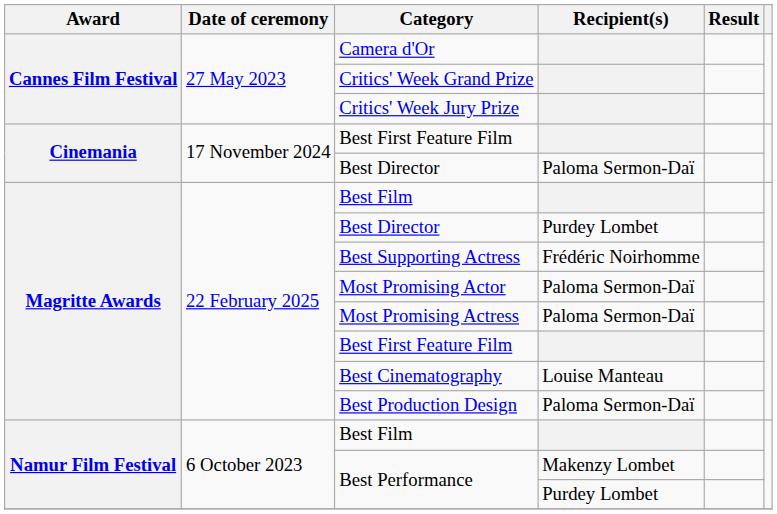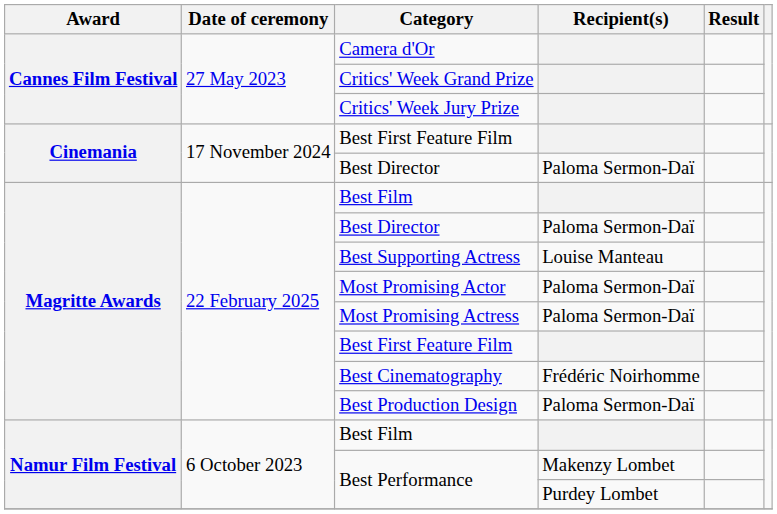(600, 227) Purdey Lombet -> (618, 227) Paloma Sermon-Daï
(621, 256) Frédéric Noirhomme -> (603, 256) Louise Manteau
(603, 375) Louise Manteau -> (621, 375) Frédéric Noirhomme
